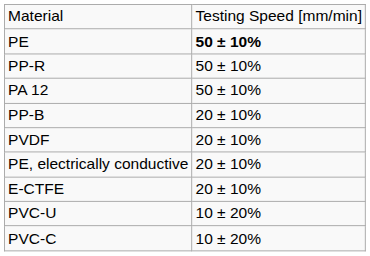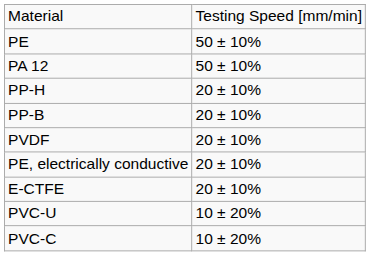(228, 41) bold -> (228, 41) normal
- row: (27, 66)
+ row: (27, 90)
